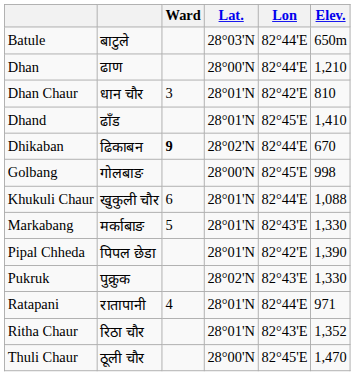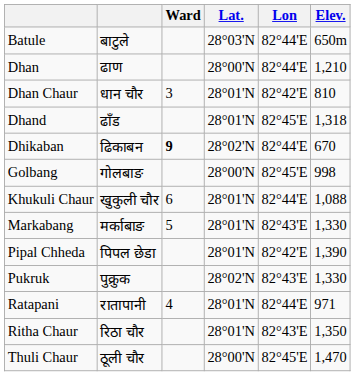(330, 119) 1,410 -> (330, 119) 1,318
(330, 331) 1,352 -> (330, 331) 1,350
